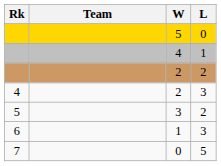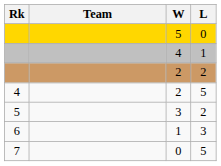(203, 92) 3 -> (203, 92) 5
